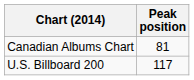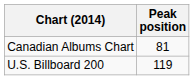(163, 65) 117 -> (163, 65) 119
